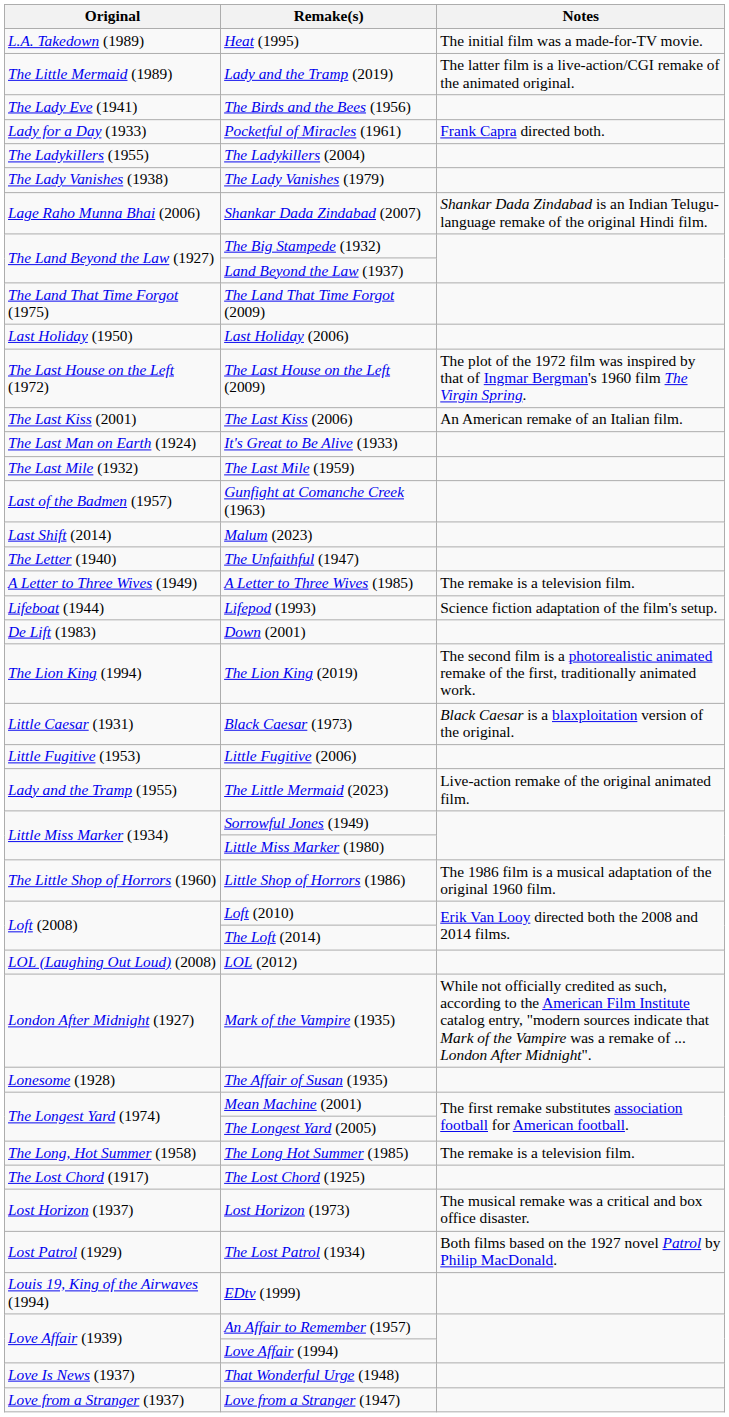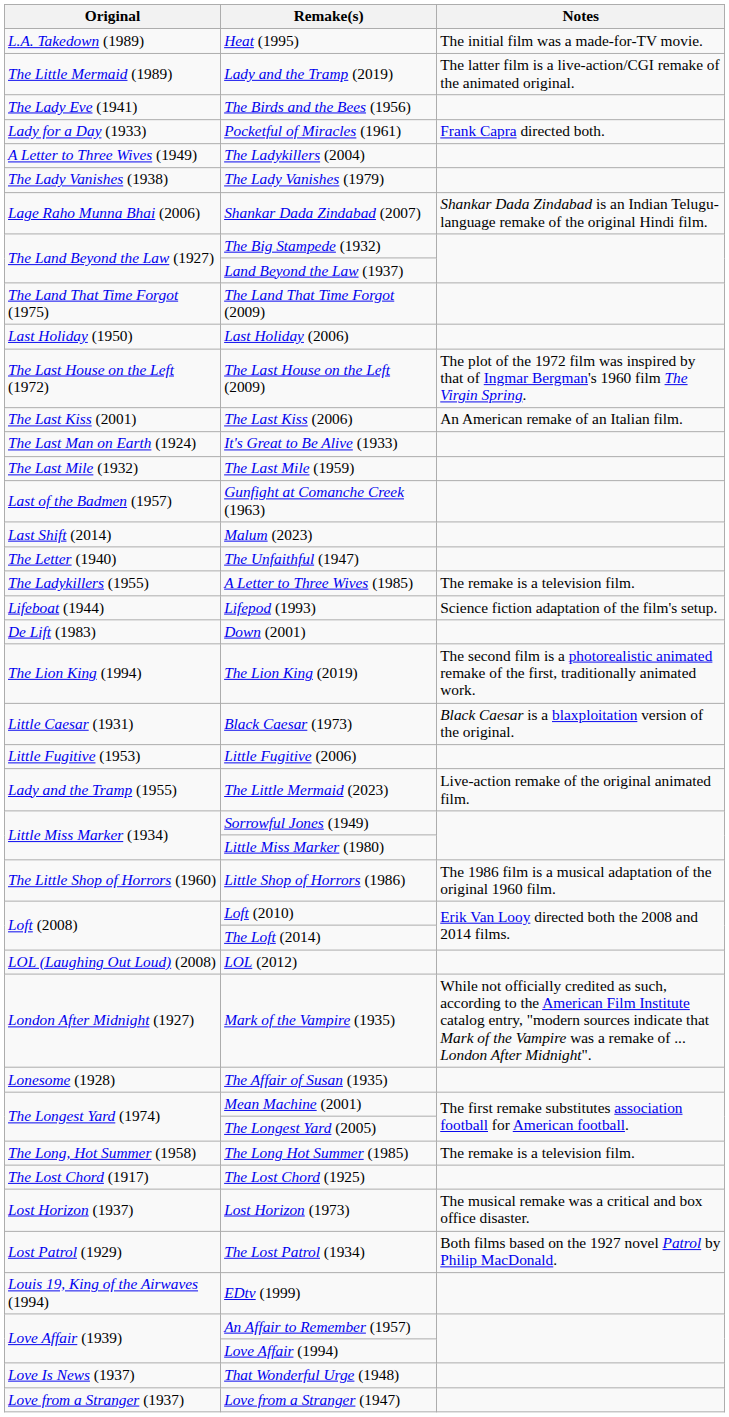(78, 155) The Ladykillers (1955) -> (103, 155) A Letter to Three Wives (1949)
(103, 583) A Letter to Three Wives (1949) -> (78, 583) The Ladykillers (1955)
